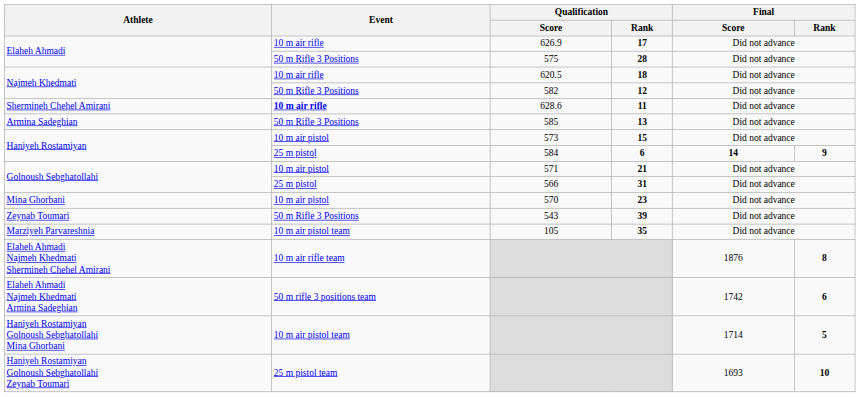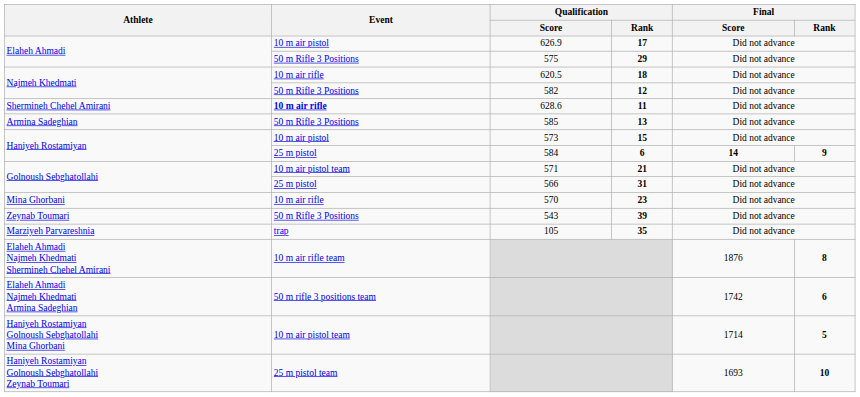(299, 44) 10 m air rifle -> (301, 44) 10 m air pistol
(642, 59) 28 -> (642, 59) 29
(301, 169) 10 m air pistol -> (312, 169) 10 m air pistol team
(301, 200) 10 m air pistol -> (299, 200) 10 m air rifle
(312, 232) 10 m air pistol team -> (281, 232) trap
